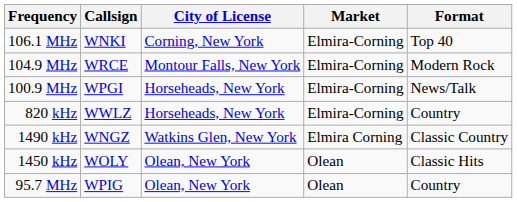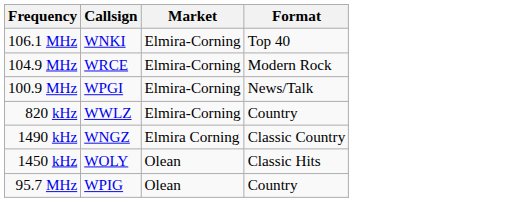- column: (222, 16)
